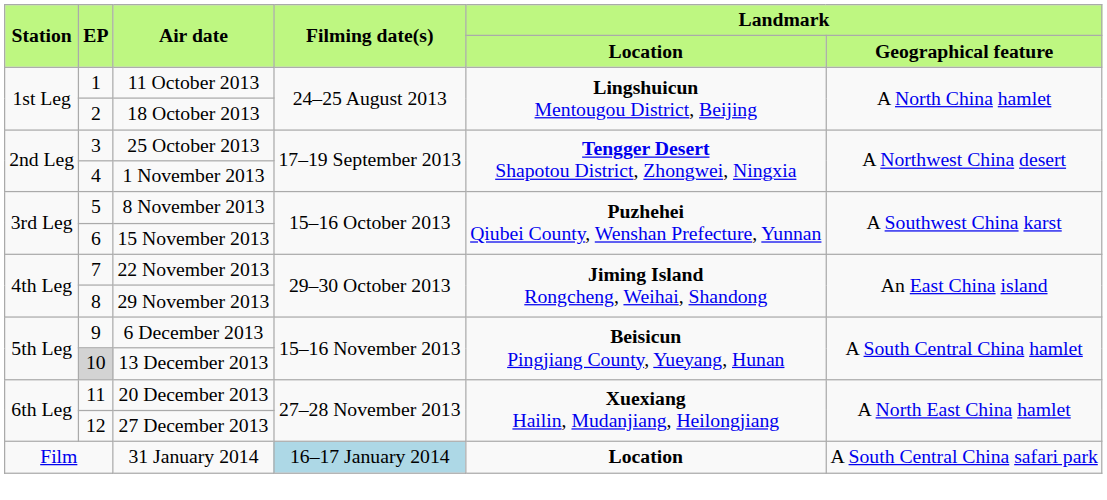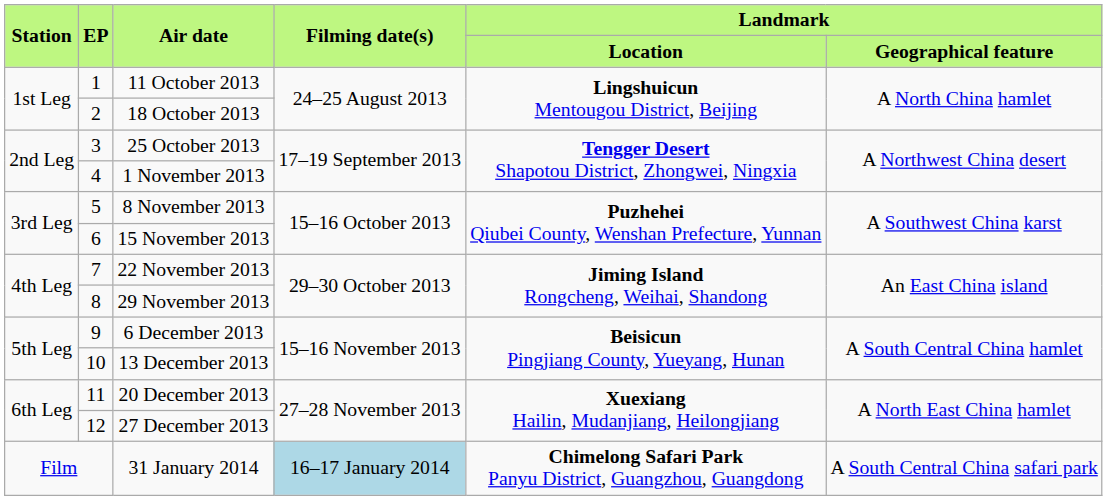(96, 363) lightgrey background -> (96, 363) no background
(646, 457) Location -> (646, 468) Chimelong Safari Park Panyu District, Guangzhou, Guangdong
